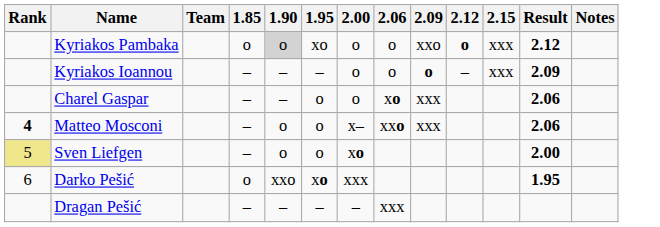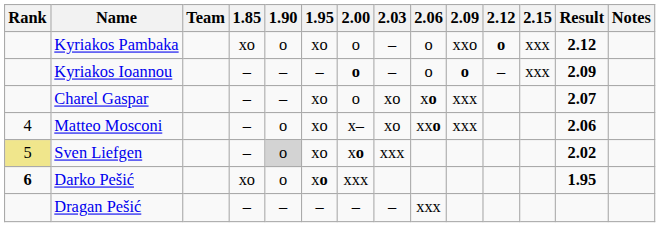+ column: (392, 18)
(247, 45) o -> (247, 45) xo
(283, 45) lightgrey background -> (283, 45) no background
(356, 72) normal -> (356, 72) bold
(320, 99) o -> (320, 99) xo
(545, 99) 2.06 -> (582, 99) 2.07
(28, 126) bold -> (28, 126) normal
(320, 126) o -> (320, 126) xo
(283, 153) no background -> (283, 153) lightgrey background
(320, 153) o -> (320, 153) xo
(545, 153) 2.00 -> (582, 153) 2.02
(28, 180) normal -> (28, 180) bold
(247, 180) o -> (247, 180) xo
(283, 180) xxo -> (283, 180) o
